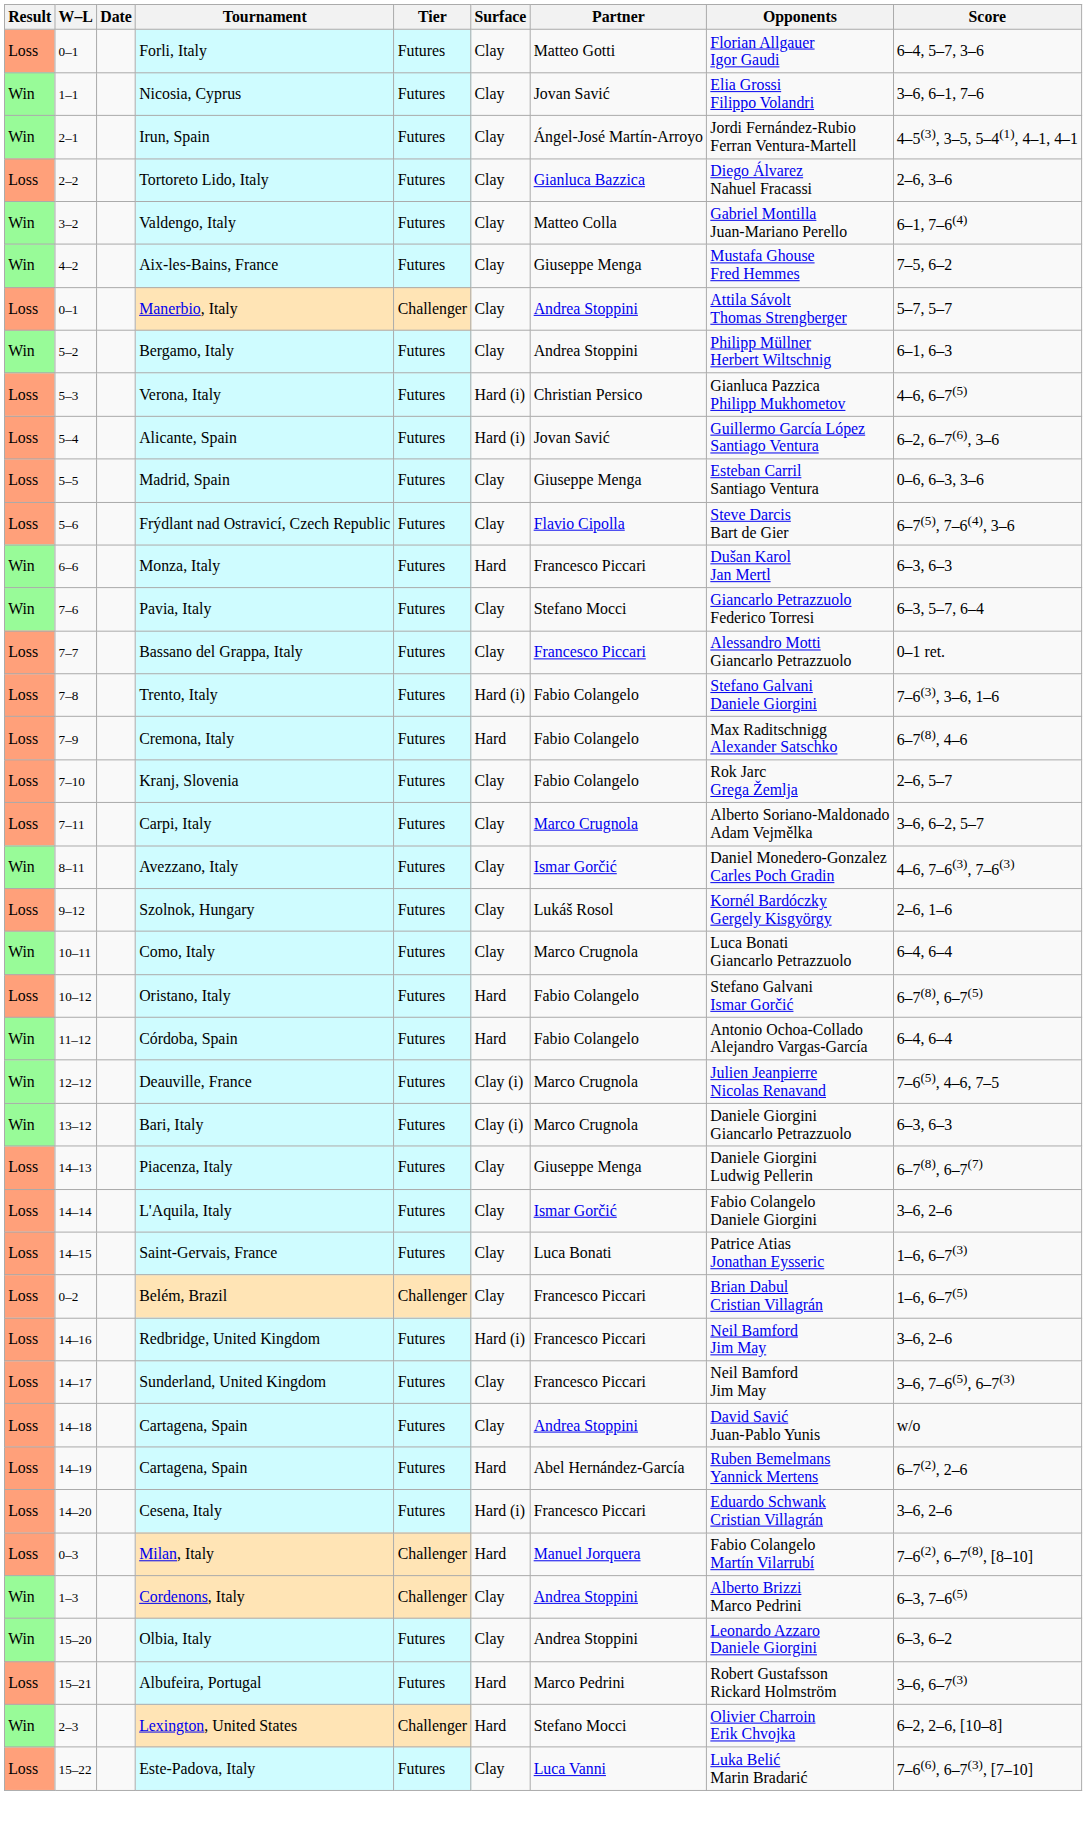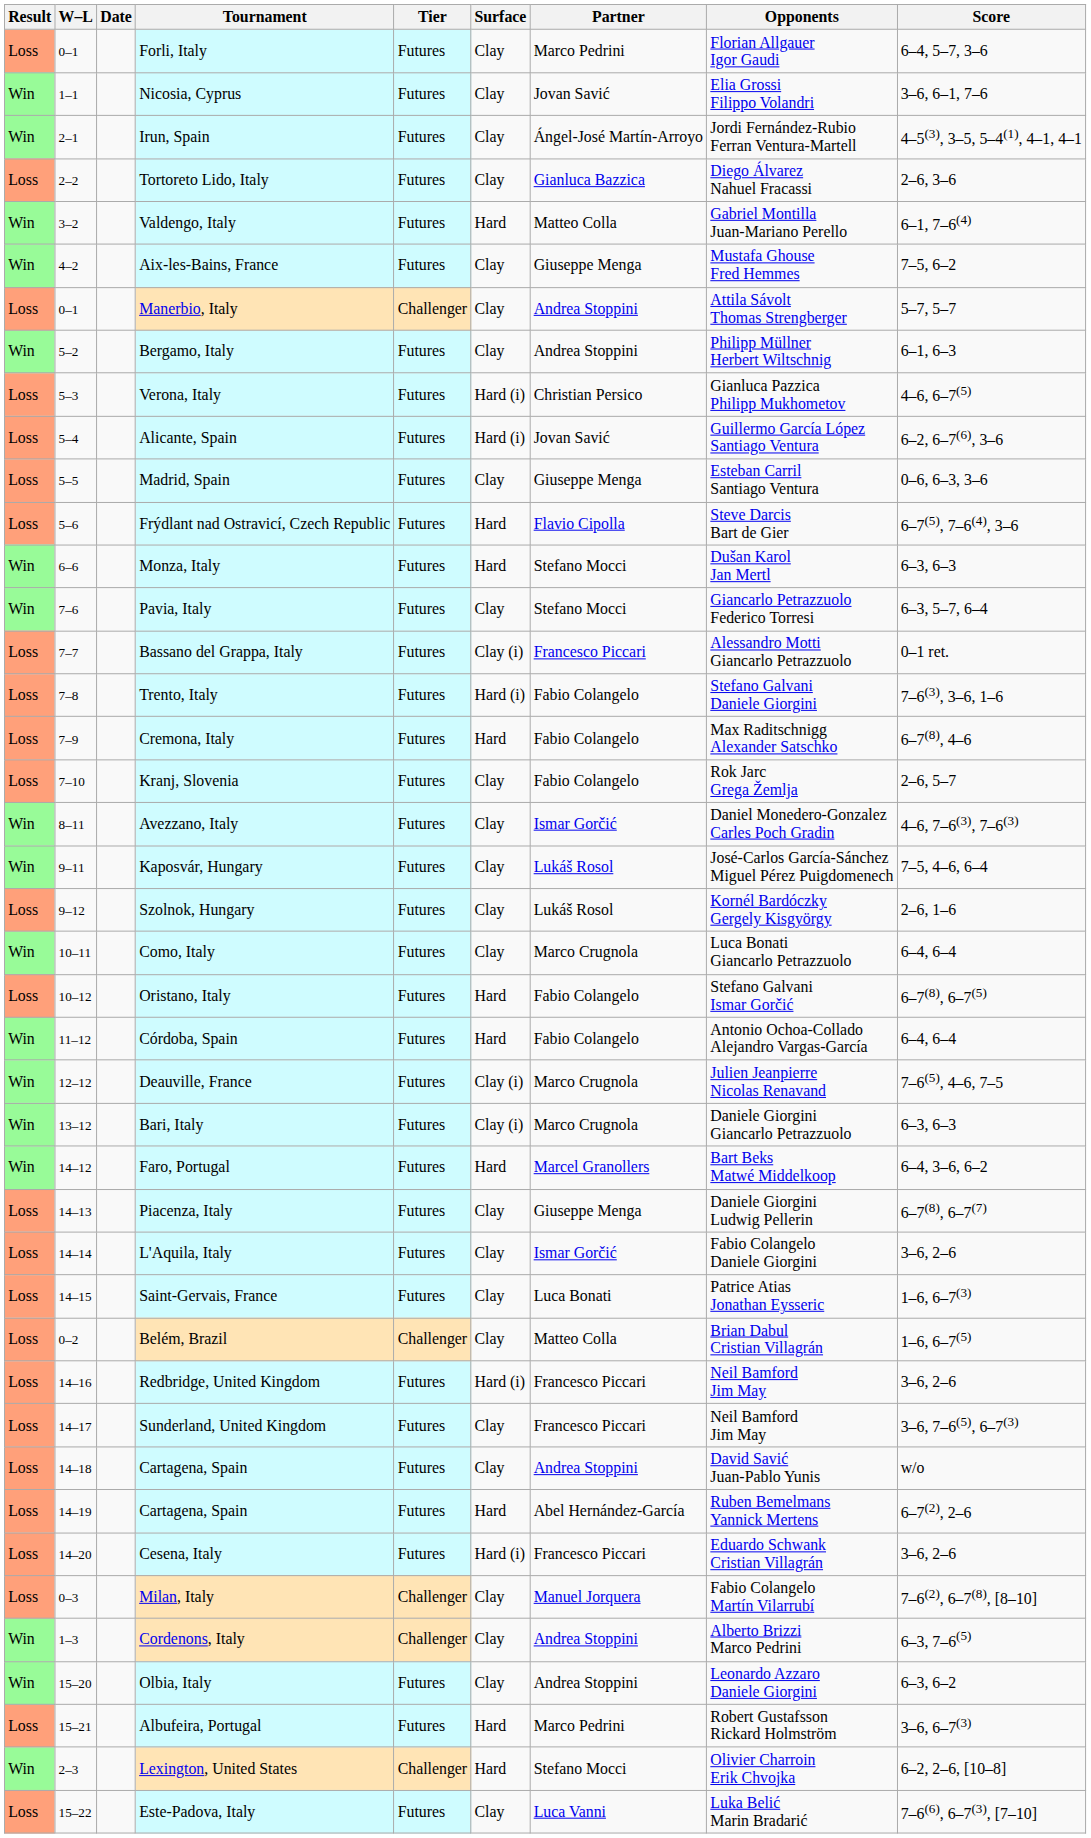(574, 51) Matteo Gotti -> (579, 51) Marco Pedrini
(489, 222) Clay -> (490, 222) Hard
(489, 523) Clay -> (490, 523) Hard
(590, 566) Francesco Piccari -> (580, 566) Stefano Mocci
(489, 652) Clay -> (499, 652) Clay (i)
- row: (72, 825)
+ row: (72, 867)
+ row: (75, 1168)
(590, 1296) Francesco Piccari -> (575, 1339) Matteo Colla
(490, 1554) Hard -> (489, 1596) Clay
